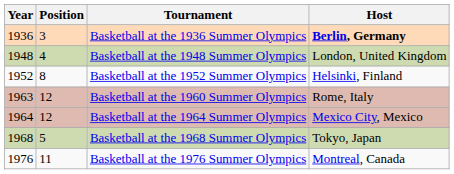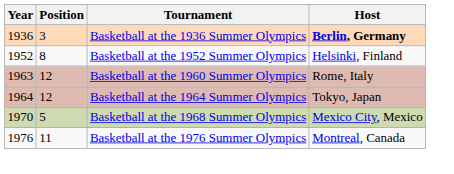- row: (198, 55)
(367, 117) Mexico City, Mexico -> (347, 96) Tokyo, Japan
(20, 138) 1968 -> (20, 117) 1970
(347, 138) Tokyo, Japan -> (367, 117) Mexico City, Mexico
